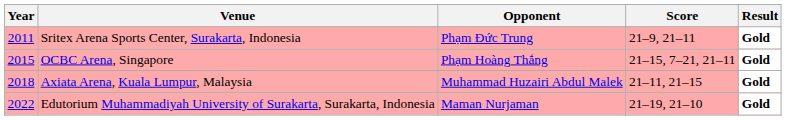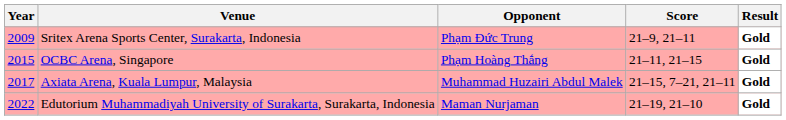(21, 38) 2011 -> (21, 38) 2009
(682, 60) 21–15, 7–21, 21–11 -> (666, 60) 21–11, 21–15
(21, 82) 2018 -> (21, 82) 2017
(666, 82) 21–11, 21–15 -> (682, 82) 21–15, 7–21, 21–11
